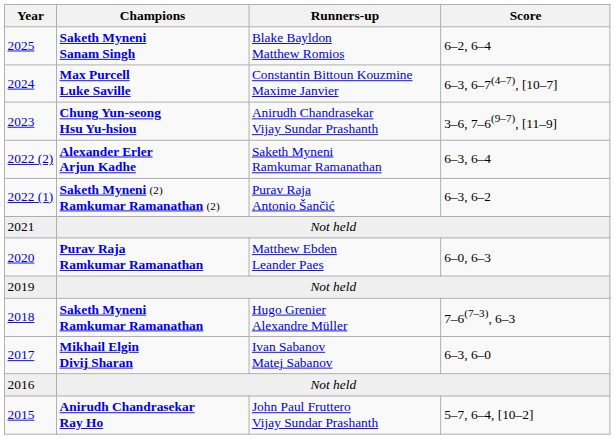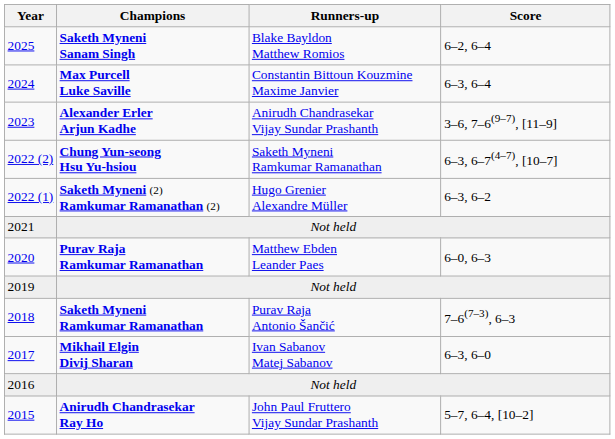(501, 83) 6–3, 6–7(4–7), [10–7] -> (468, 83) 6–3, 6–4
(110, 121) Chung Yun-seong Hsu Yu-hsiou -> (106, 121) Alexander Erler Arjun Kadhe
(106, 159) Alexander Erler Arjun Kadhe -> (110, 159) Chung Yun-seong Hsu Yu-hsiou
(468, 159) 6–3, 6–4 -> (501, 159) 6–3, 6–7(4–7), [10–7]
(293, 197) Purav Raja Antonio Šančić -> (300, 197) Hugo Grenier Alexandre Müller
(300, 317) Hugo Grenier Alexandre Müller -> (293, 317) Purav Raja Antonio Šančić
